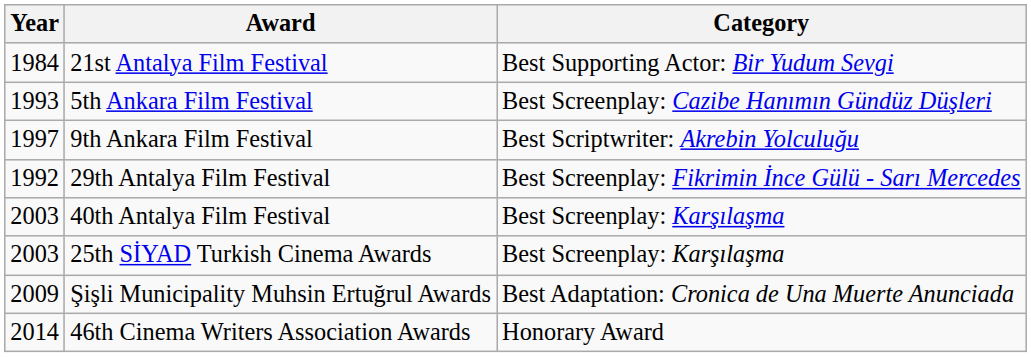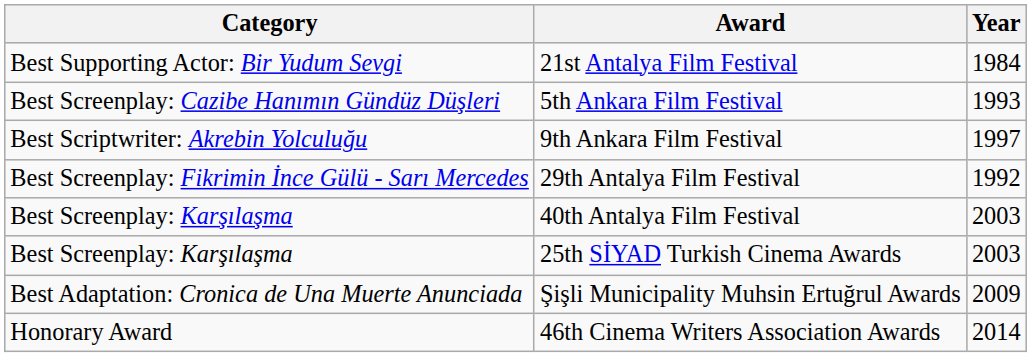columns swapped: (35, 23) <-> (761, 23)
